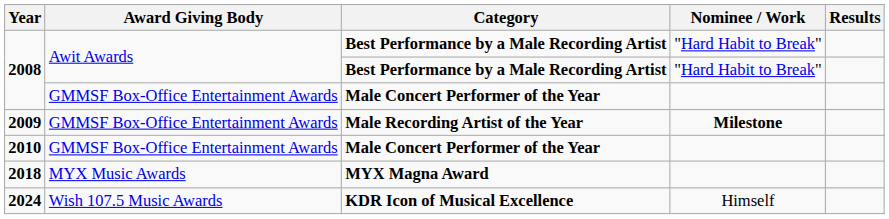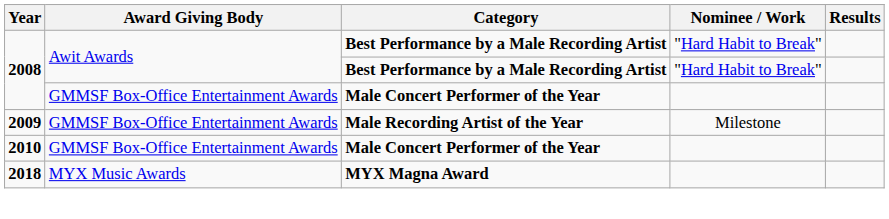(748, 122) bold -> (748, 122) normal
- row: (25, 200)
